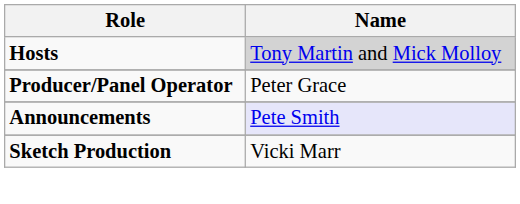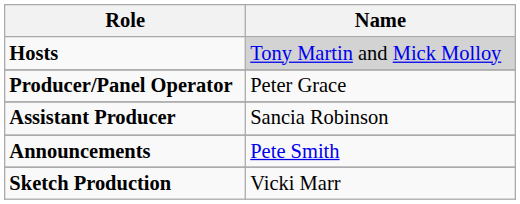+ row: (93, 118)
(295, 118) lavender background -> (295, 150) no background
